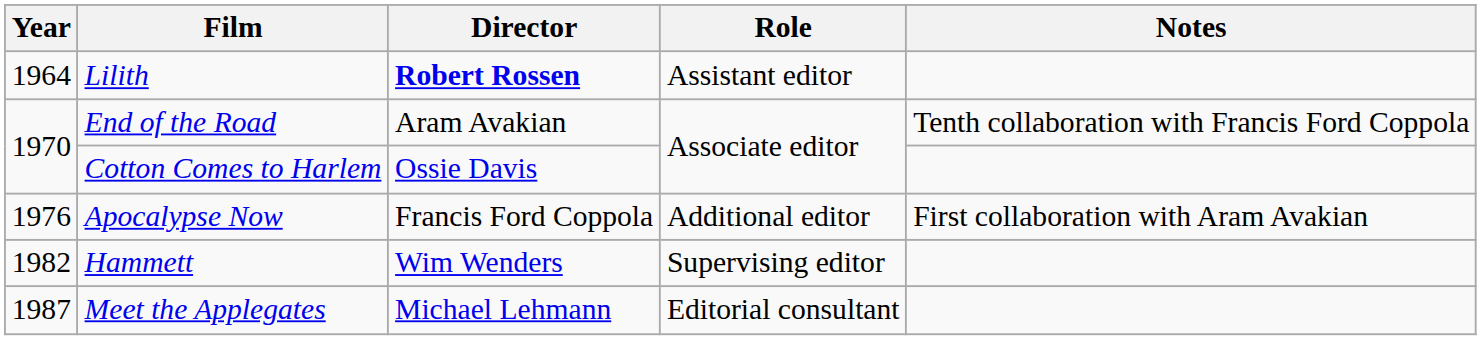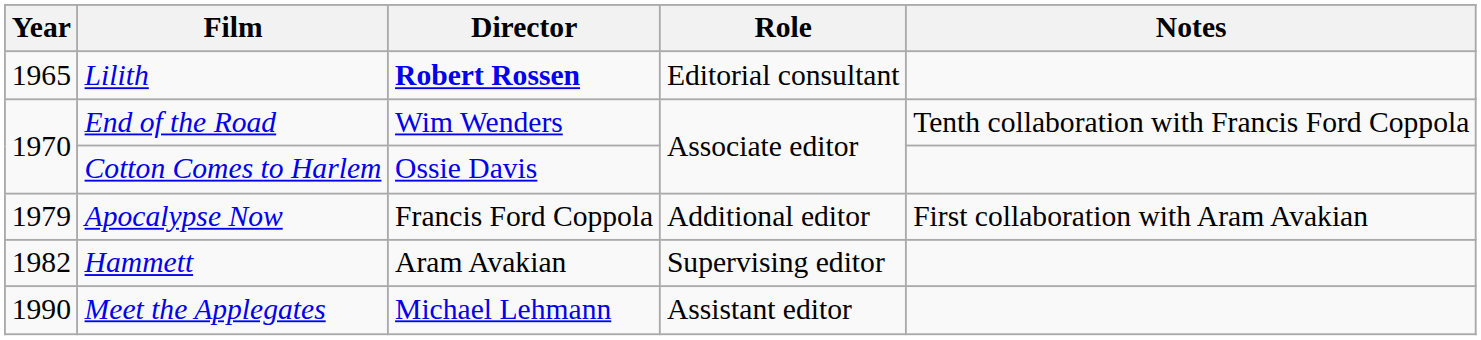(41, 74) 1964 -> (41, 74) 1965
(759, 74) Assistant editor -> (783, 74) Editorial consultant
(481, 121) Aram Avakian -> (479, 121) Wim Wenders
(41, 215) 1976 -> (41, 215) 1979
(479, 262) Wim Wenders -> (481, 262) Aram Avakian
(41, 309) 1987 -> (41, 309) 1990
(783, 309) Editorial consultant -> (759, 309) Assistant editor
